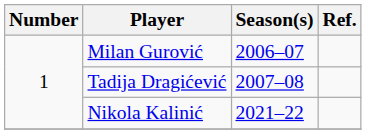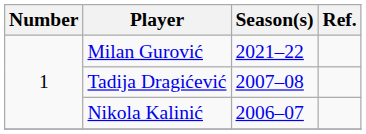(270, 50) 2006–07 -> (270, 50) 2021–22
(270, 112) 2021–22 -> (270, 112) 2006–07
